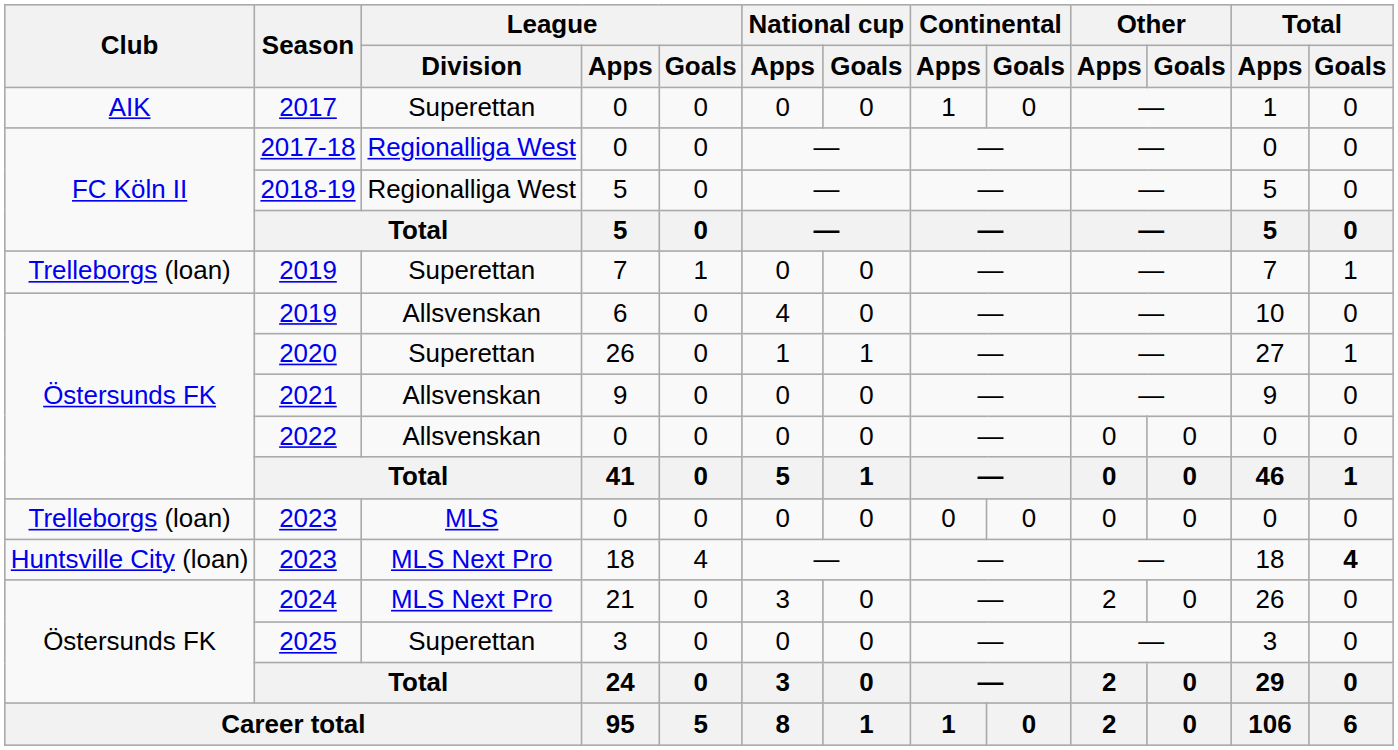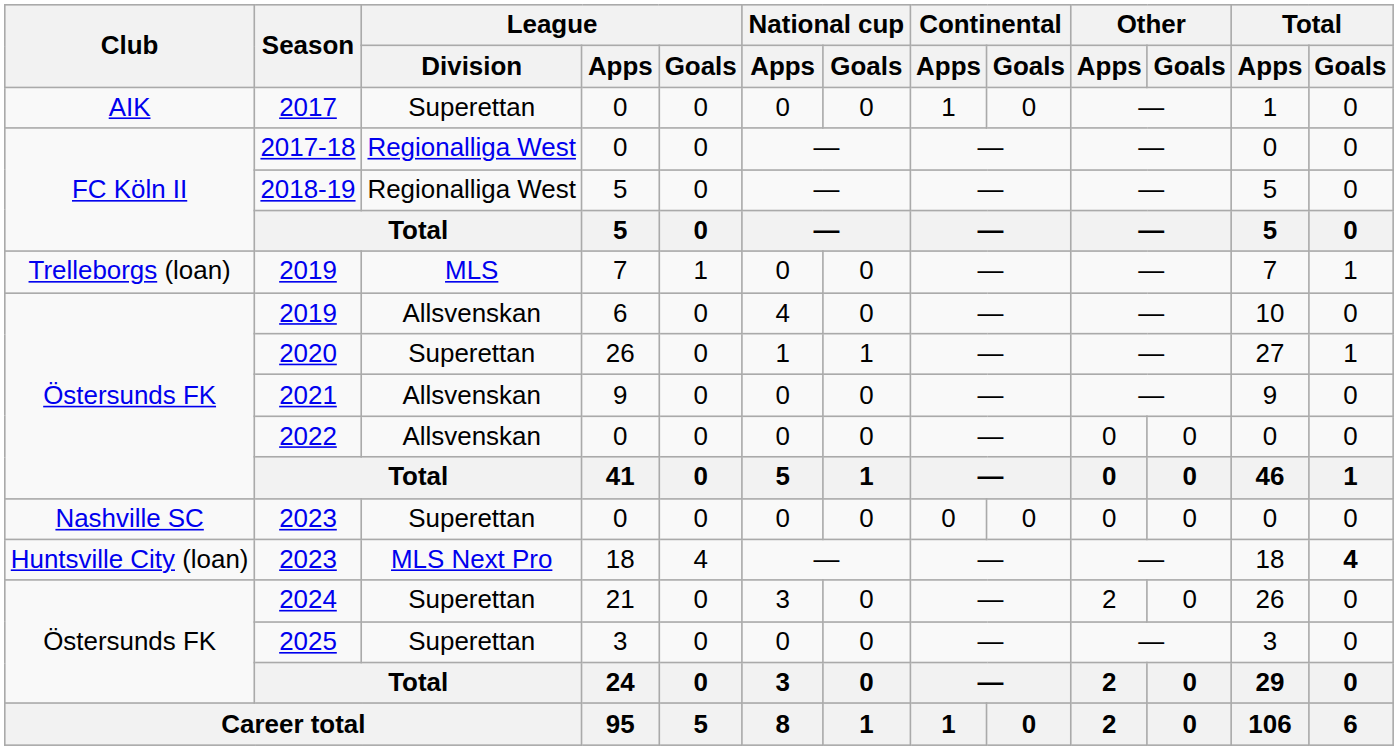(472, 271) Superettan -> (472, 271) MLS
(130, 518) Trelleborgs (loan) -> (130, 518) Nashville SC
(472, 518) MLS -> (472, 518) Superettan
(472, 600) MLS Next Pro -> (472, 600) Superettan
